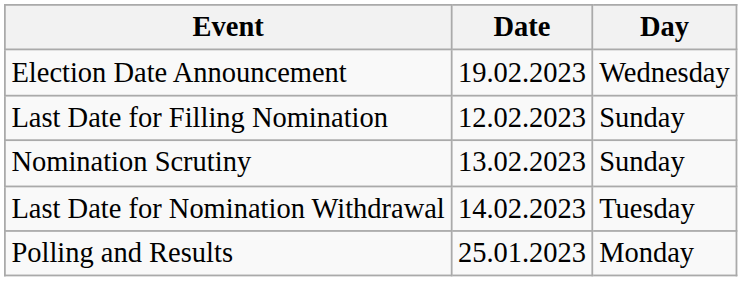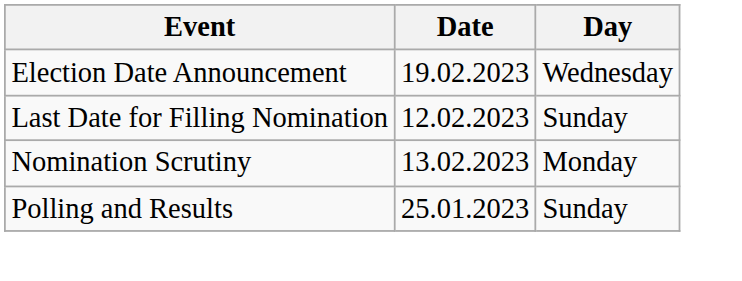(642, 162) Sunday -> (590, 162) Monday
- row: (228, 207)
(647, 252) Monday -> (585, 207) Sunday
